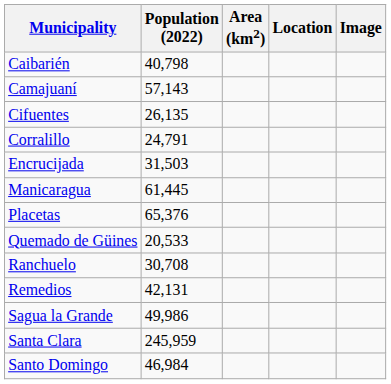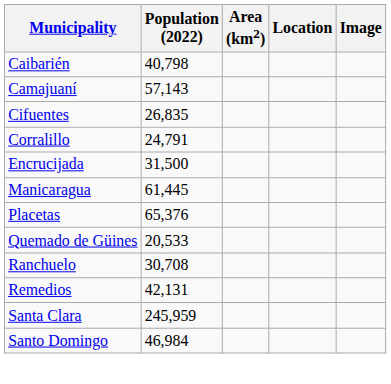(167, 114) 26,135 -> (167, 114) 26,835
(167, 164) 31,503 -> (167, 164) 31,500
- row: (60, 315)
